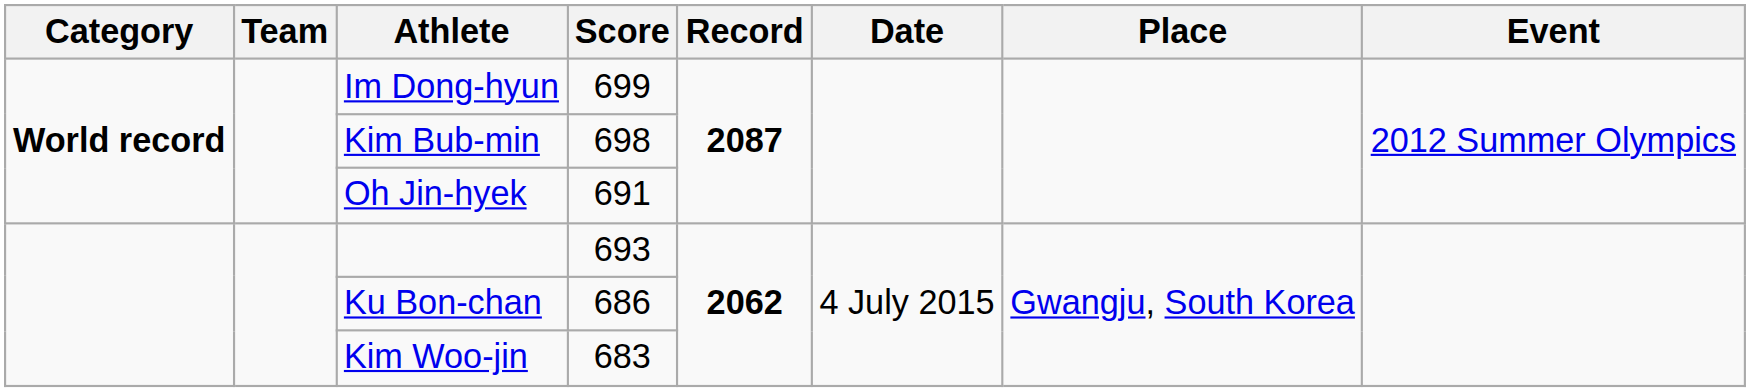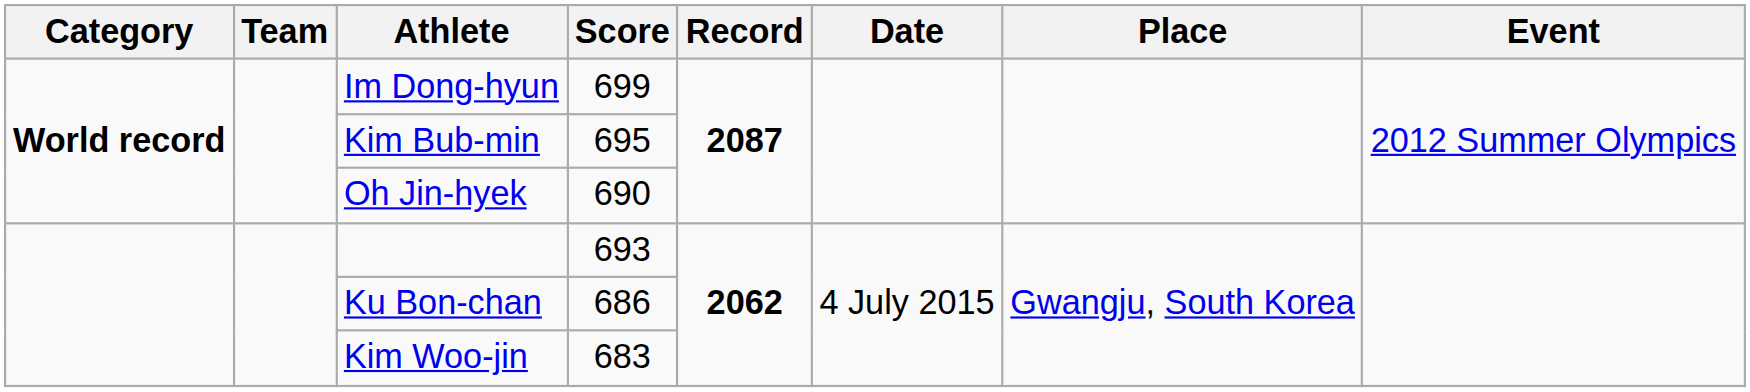(622, 140) 698 -> (622, 140) 695
(622, 194) 691 -> (622, 194) 690
